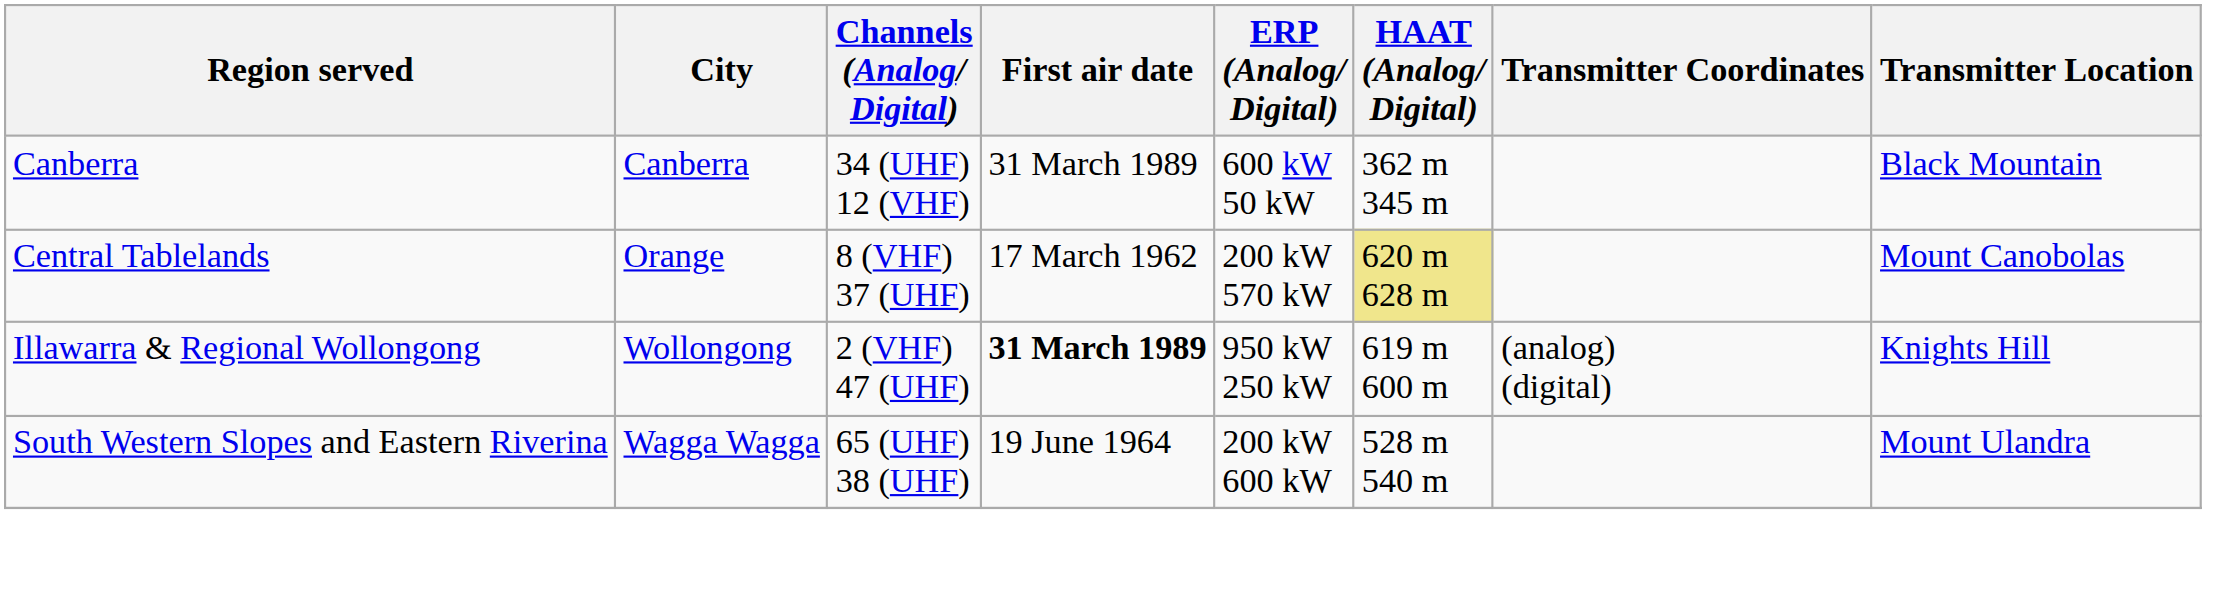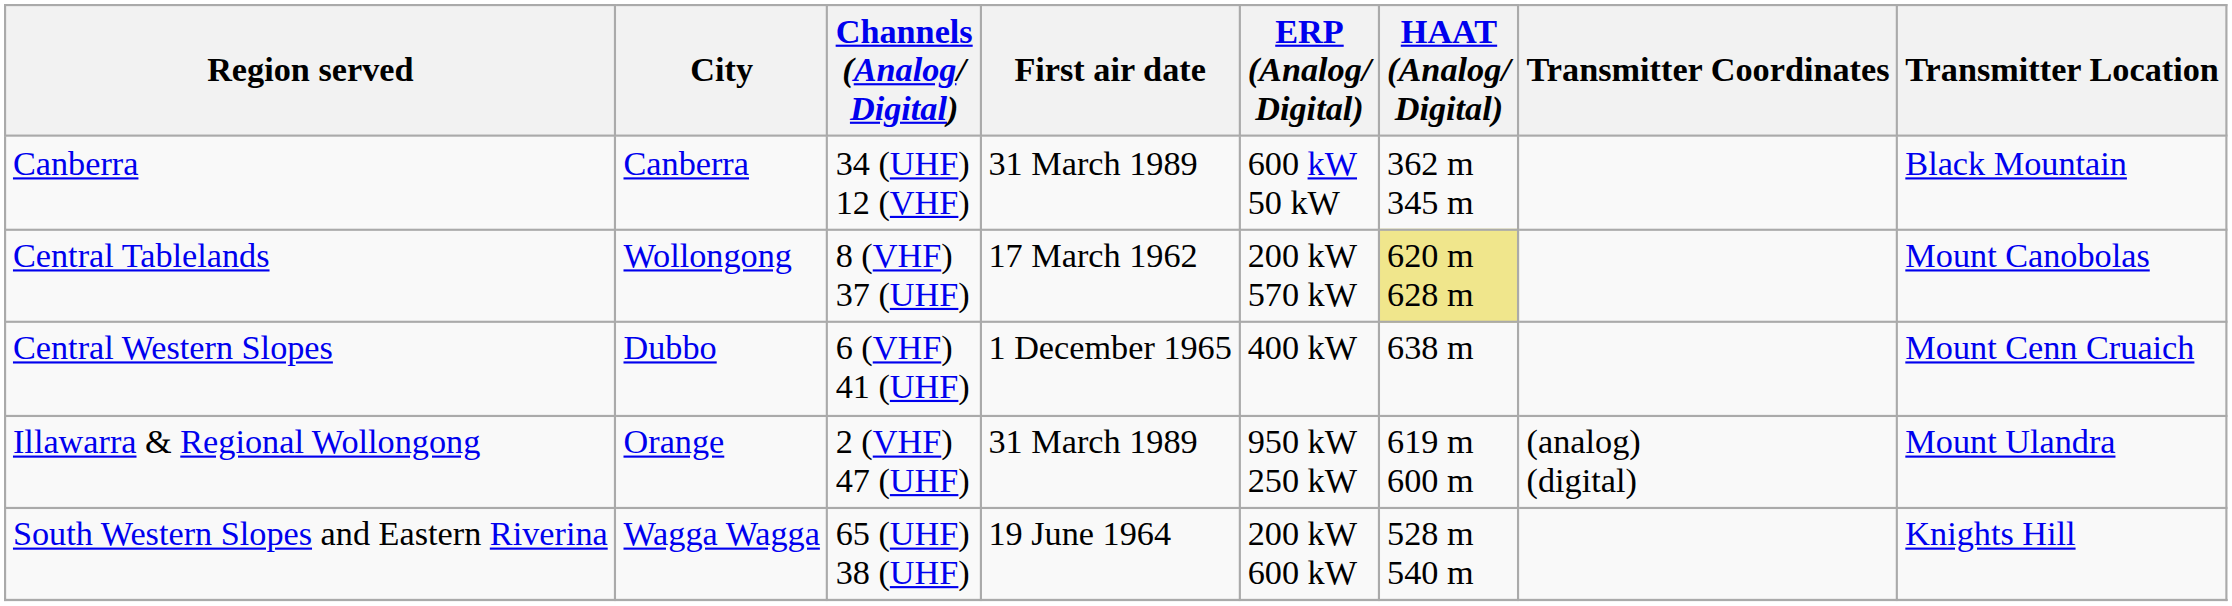(674, 255) Orange -> (708, 255) Wollongong
+ row: (173, 348)
(708, 348) Wollongong -> (674, 441) Orange
(1098, 348) bold -> (1093, 441) normal
(1965, 348) Knights Hill -> (2010, 441) Mount Ulandra
(1985, 441) Mount Ulandra -> (1990, 534) Knights Hill
